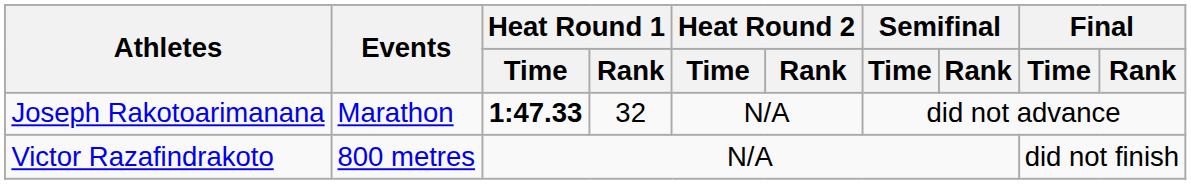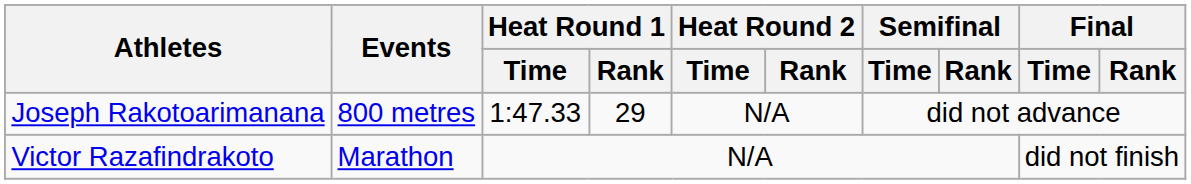(396, 114) Marathon -> (406, 114) 800 metres
(536, 114) bold -> (535, 114) normal
(631, 114) 32 -> (630, 114) 29
(406, 157) 800 metres -> (396, 157) Marathon
